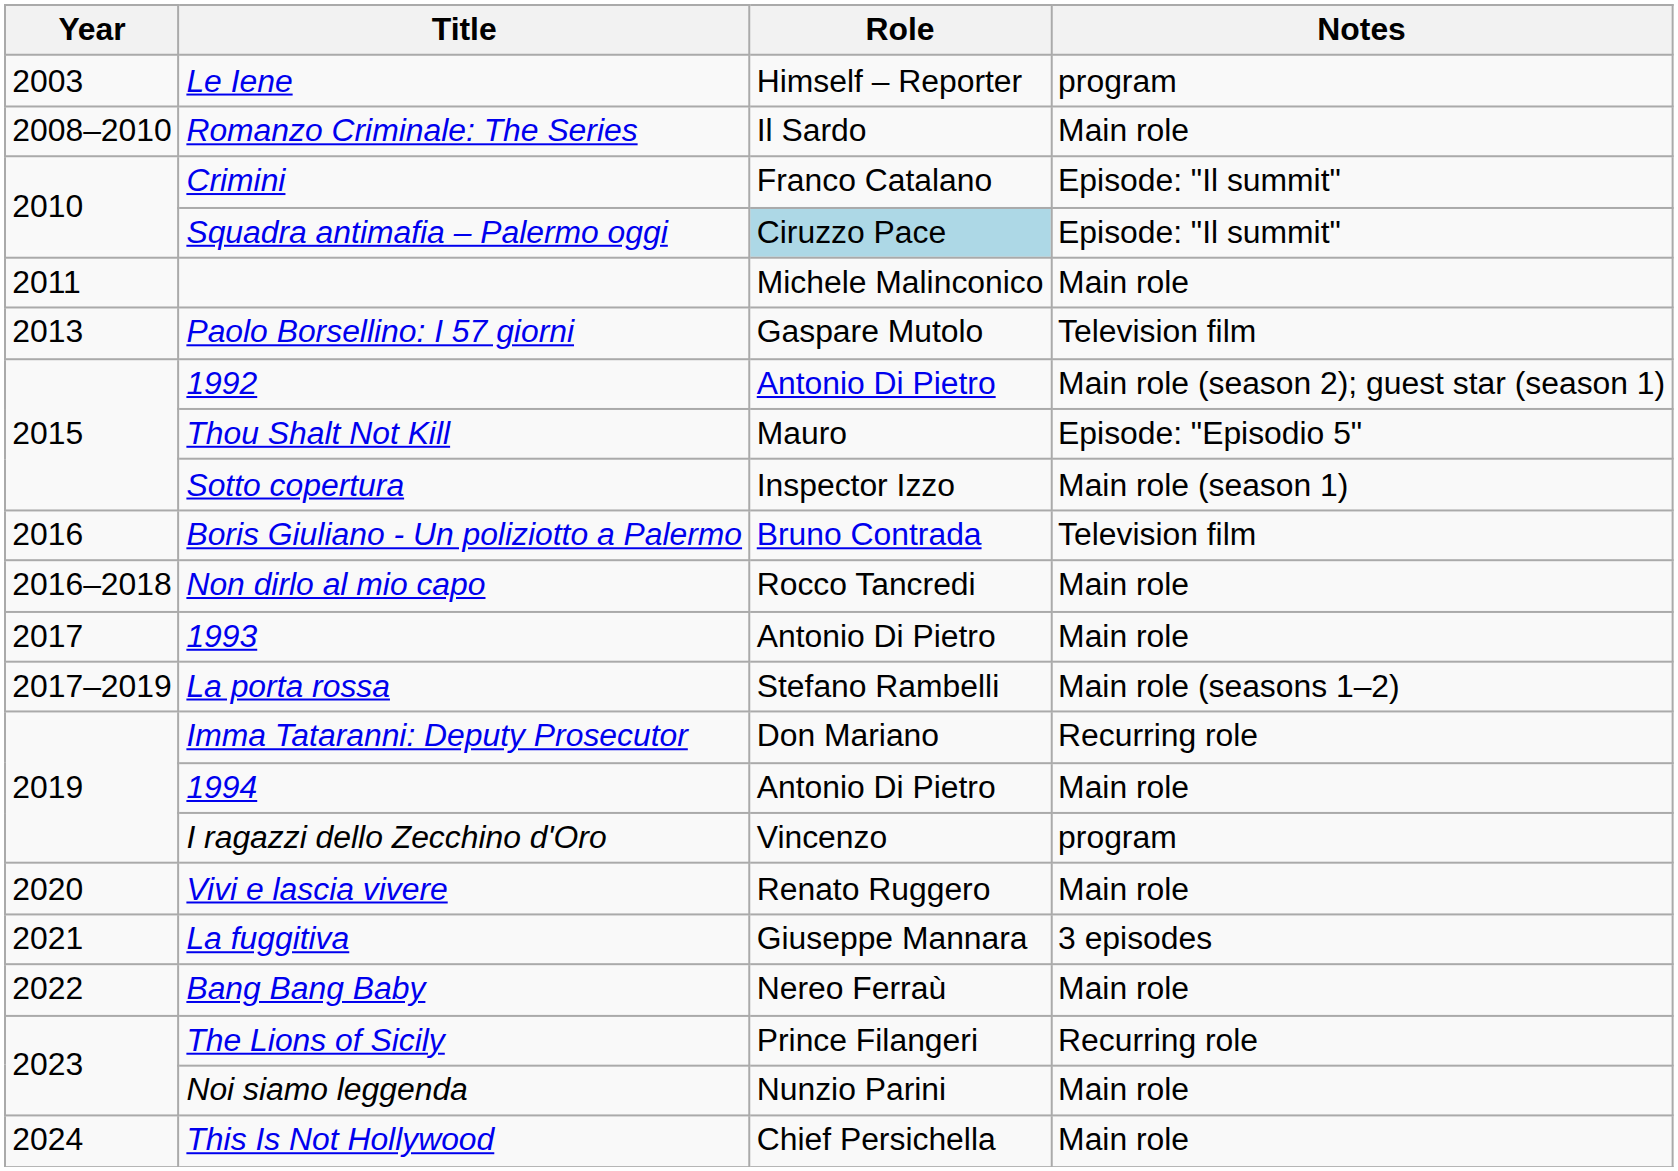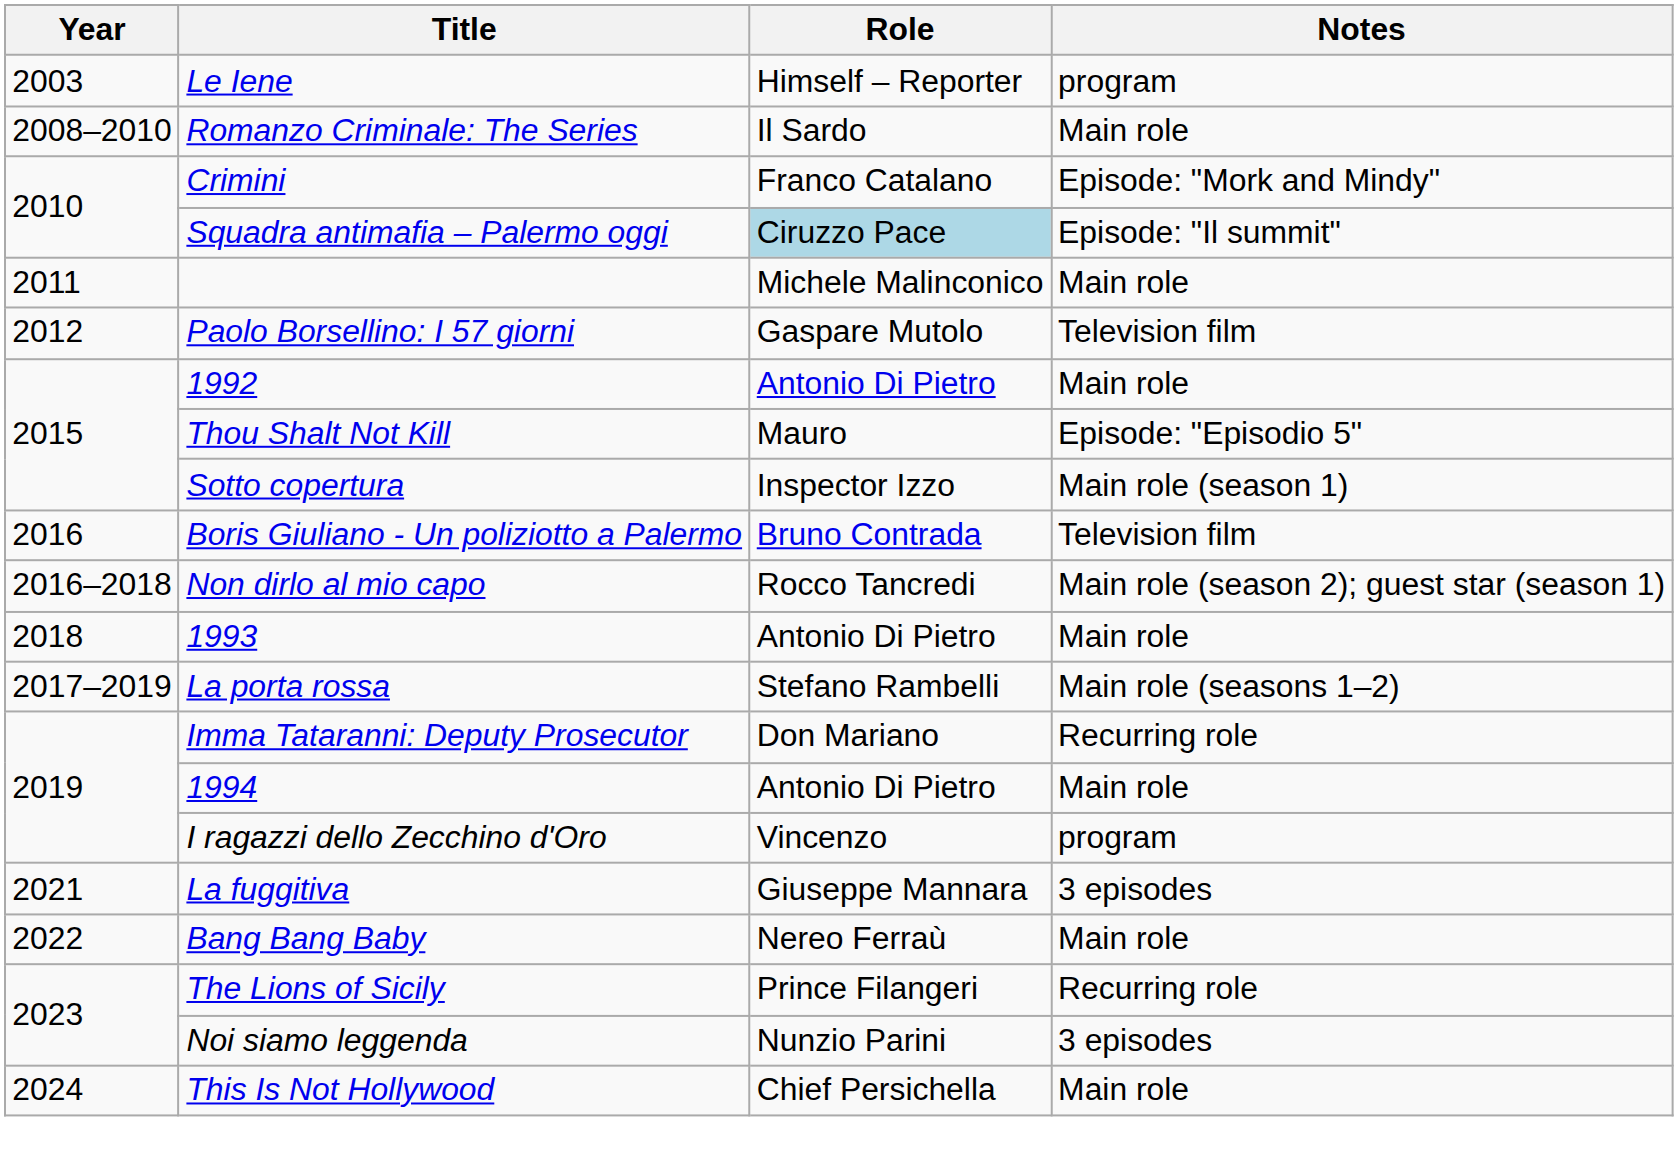(1199, 181) Episode: "Il summit" -> (1249, 181) Episode: "Mork and Mindy"
(48, 332) 2013 -> (48, 332) 2012
(1362, 383) Main role (season 2); guest star (season 1) -> (1124, 383) Main role
(1124, 585) Main role -> (1362, 585) Main role (season 2); guest star (season 1)
(48, 635) 2017 -> (48, 635) 2018
- row: (317, 888)
(1124, 1090) Main role -> (1135, 1039) 3 episodes
